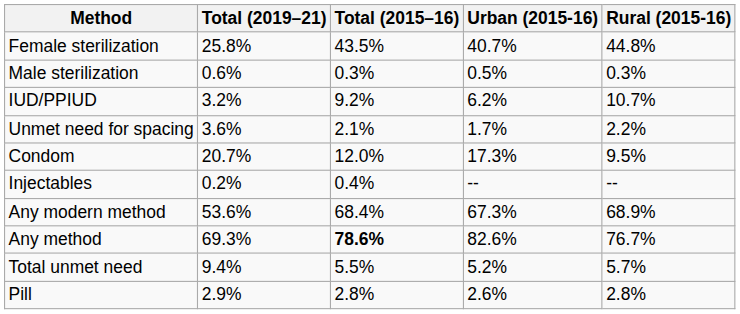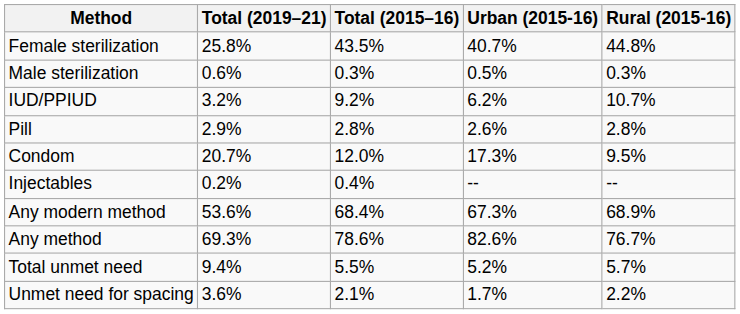rows swapped: (20, 294) <-> (101, 128)
(359, 239) bold -> (359, 239) normal
